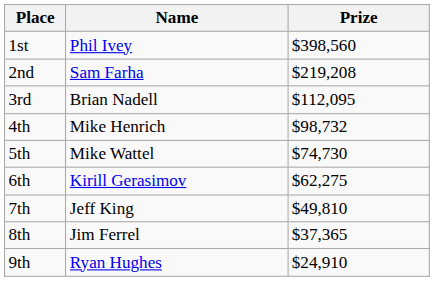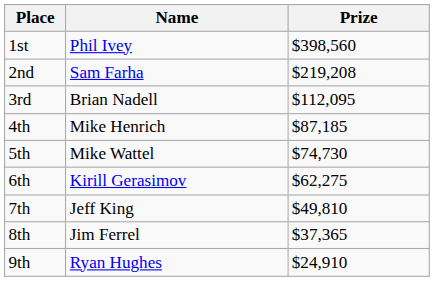(320, 126) $98,732 -> (320, 126) $87,185
